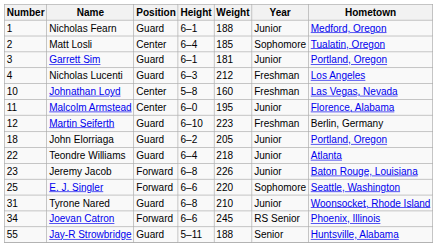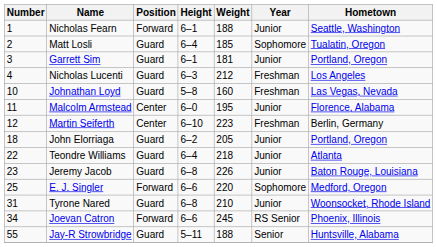(150, 28) Guard -> (155, 28) Forward
(349, 28) Medford, Oregon -> (355, 28) Seattle, Washington
(151, 44) Center -> (150, 44) Guard
(151, 92) Center -> (150, 92) Guard
(150, 124) Guard -> (151, 124) Center
(155, 171) Forward -> (150, 171) Guard
(355, 187) Seattle, Washington -> (349, 187) Medford, Oregon
